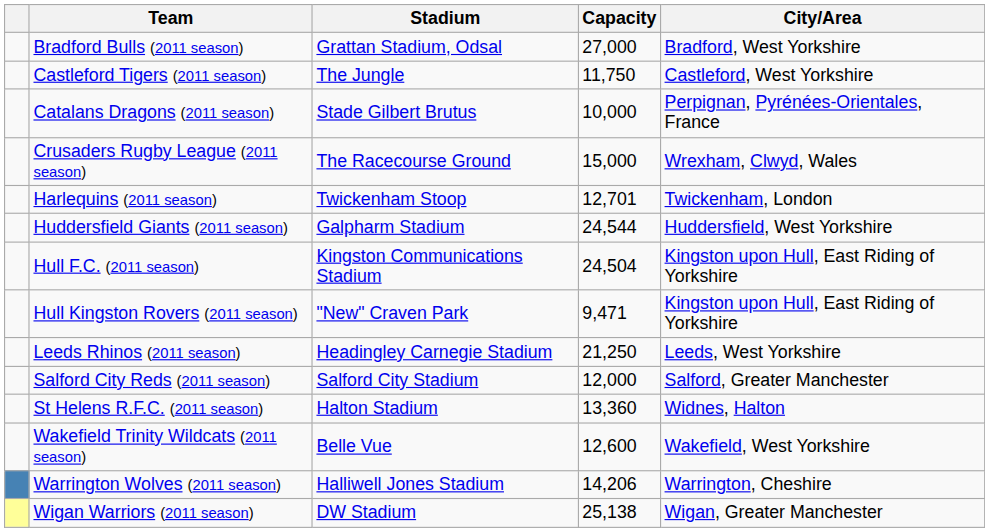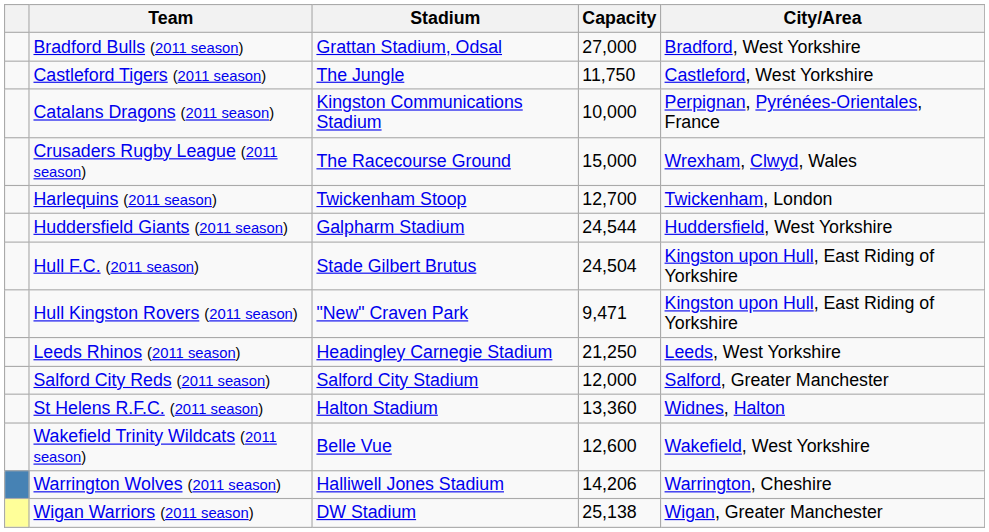(396, 113) Stade Gilbert Brutus -> (420, 113) Kingston Communications Stadium
(609, 199) 12,701 -> (609, 199) 12,700
(420, 265) Kingston Communications Stadium -> (396, 265) Stade Gilbert Brutus
